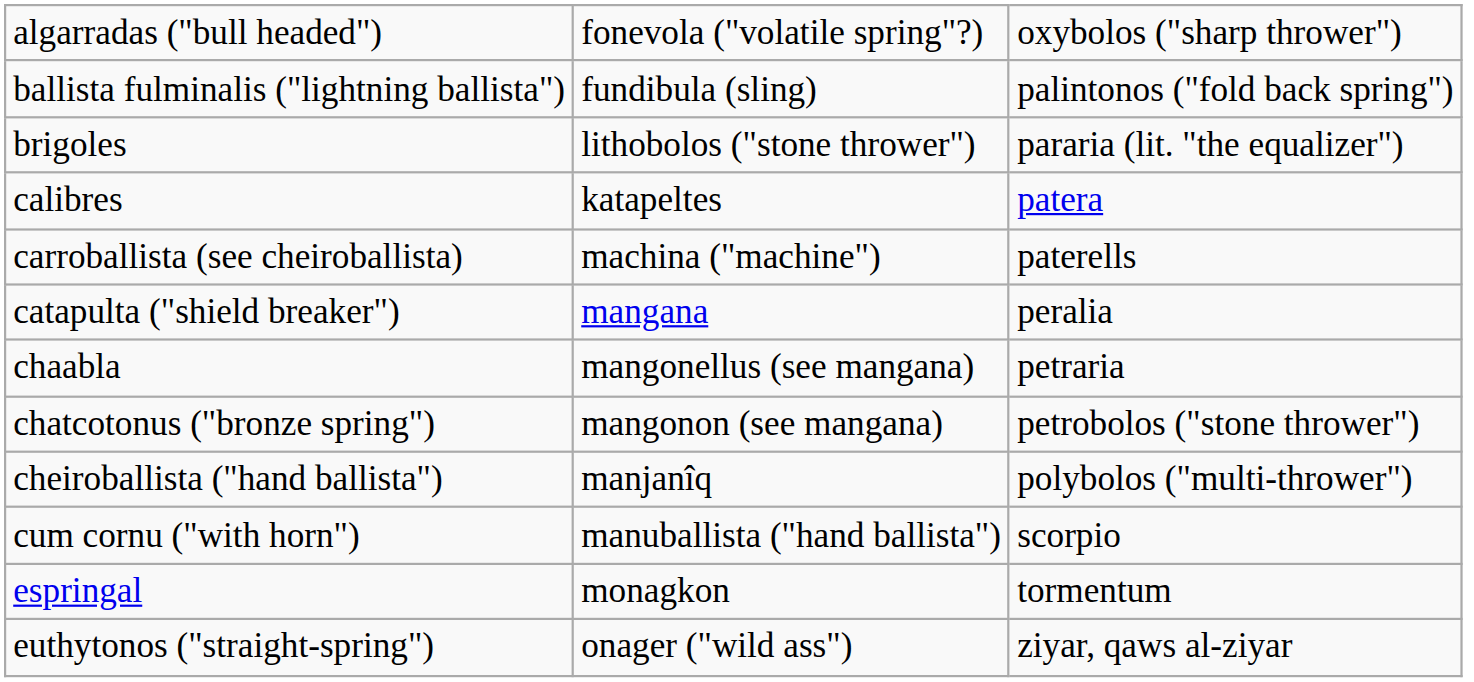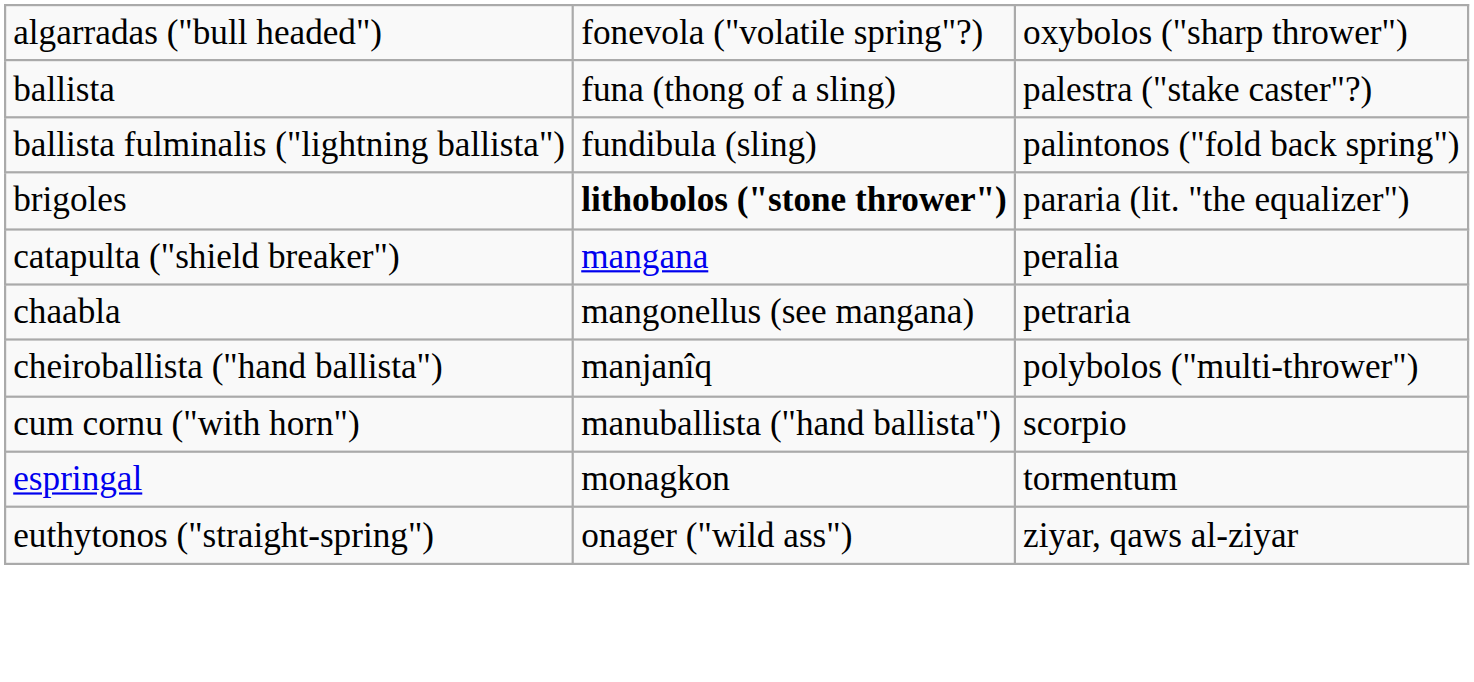+ row: (64, 88)
(778, 144) normal -> (794, 199) bold
- row: (68, 199)
- row: (238, 255)
- row: (224, 423)
